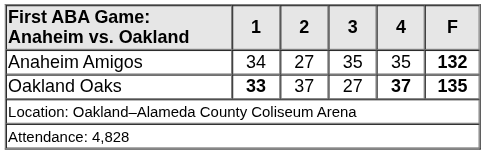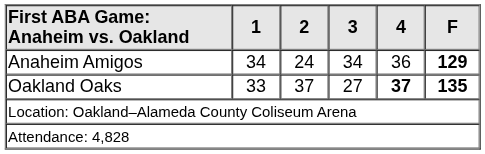(304, 62) 27 -> (304, 62) 24
(353, 62) 35 -> (353, 62) 34
(401, 62) 35 -> (401, 62) 36
(452, 62) 132 -> (452, 62) 129
(256, 86) bold -> (256, 86) normal
